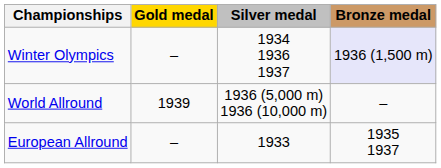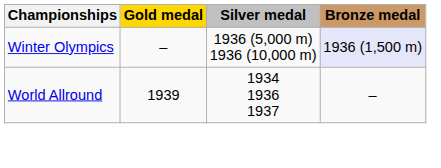(274, 55) 1934 1936 1937 -> (263, 47) 1936 (5,000 m) 1936 (10,000 m)
(274, 103) 1936 (5,000 m) 1936 (10,000 m) -> (263, 94) 1934 1936 1937
- row: (68, 142)
